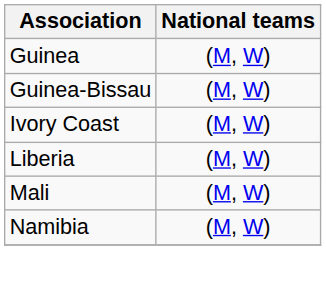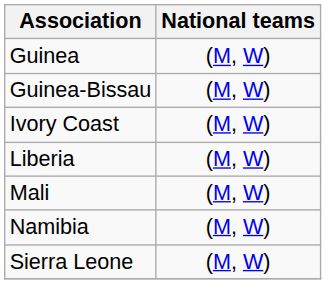+ row: (72, 261)
